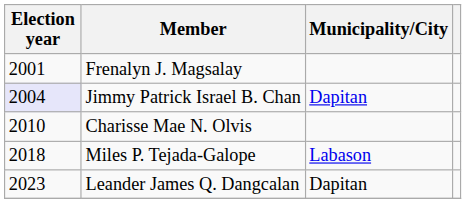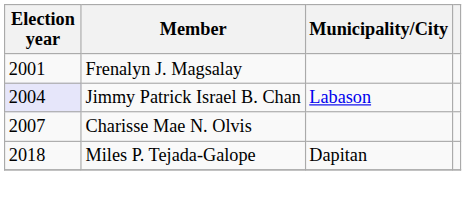(338, 97) Dapitan -> (340, 97) Labason
(27, 126) 2010 -> (27, 126) 2007
(340, 155) Labason -> (338, 155) Dapitan
- row: (192, 184)
